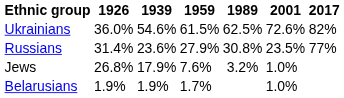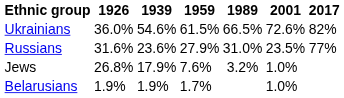(243, 29) 62.5% -> (243, 29) 66.5%
(114, 48) 31.4% -> (114, 48) 31.6%
(243, 48) 30.8% -> (243, 48) 31.0%
